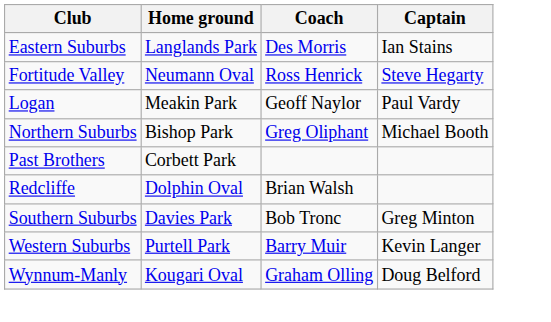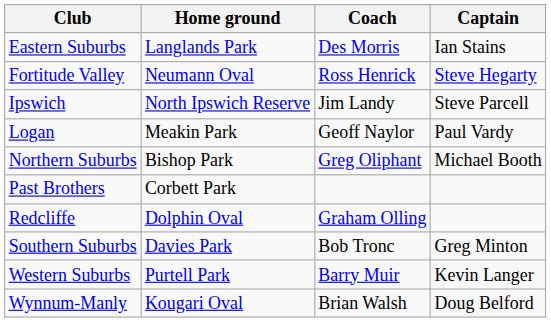+ row: (37, 103)
(309, 189) Brian Walsh -> (372, 217) Graham Olling
(319, 274) Graham Olling -> (363, 302) Brian Walsh
